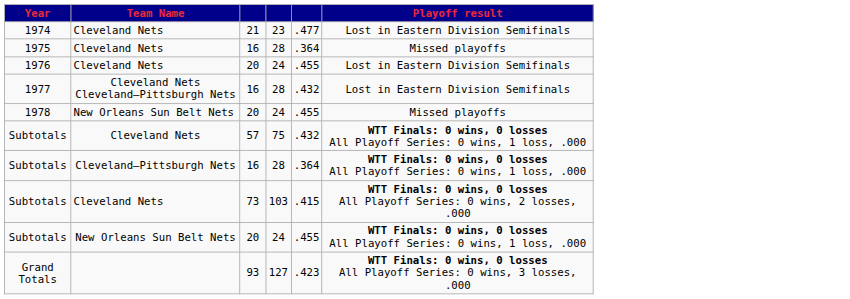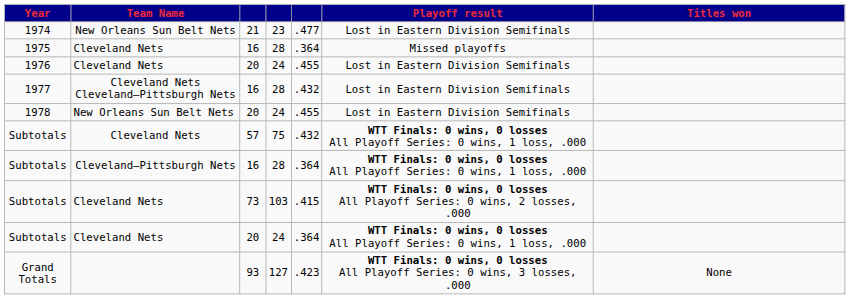+ column: (719, 13)
(118, 30) Cleveland Nets -> (156, 30) New Orleans Sun Belt Nets
(458, 112) Missed playoffs -> (458, 112) Lost in Eastern Division Semifinals
(156, 237) New Orleans Sun Belt Nets -> (118, 237) Cleveland Nets
(307, 237) .455 -> (307, 237) .364
